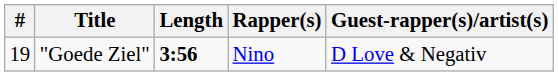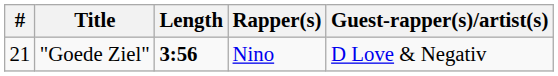(20, 53) 19 -> (20, 53) 21
